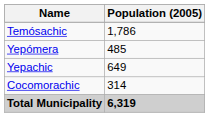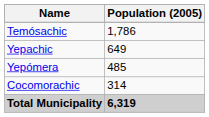rows swapped: (30, 67) <-> (33, 49)
